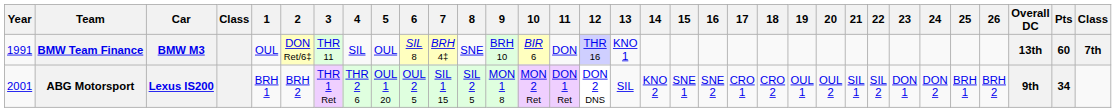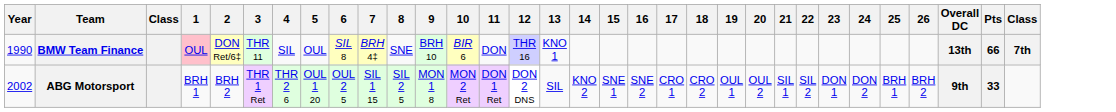- column: (181, 19)
(20, 49) 1991 -> (20, 49) 1990
(267, 49) no background -> (196, 49) pink background
(1064, 49) 60 -> (993, 49) 66
(20, 86) 2001 -> (20, 86) 2002
(1064, 86) 34 -> (993, 86) 33
